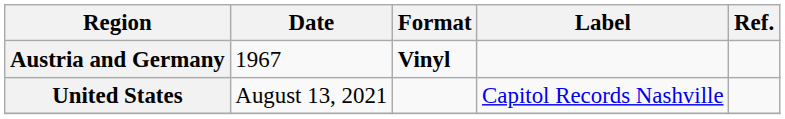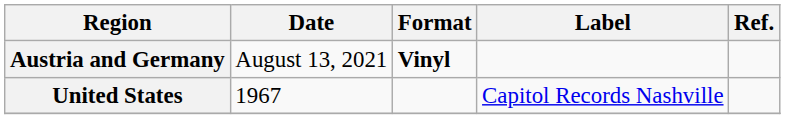(258, 58) 1967 -> (311, 58) August 13, 2021
(311, 95) August 13, 2021 -> (258, 95) 1967
